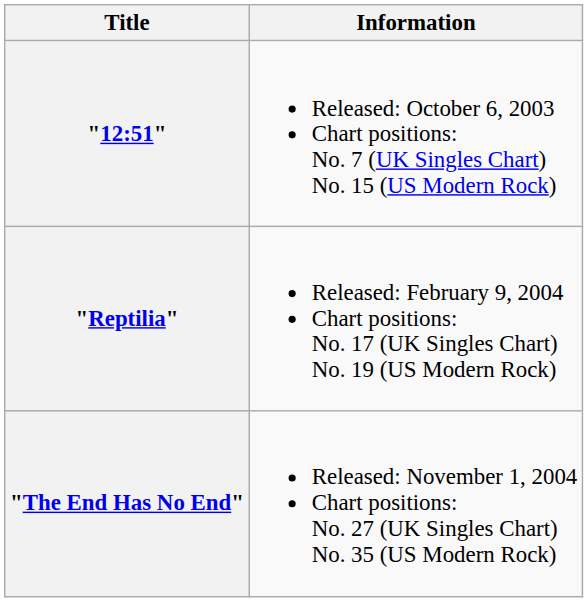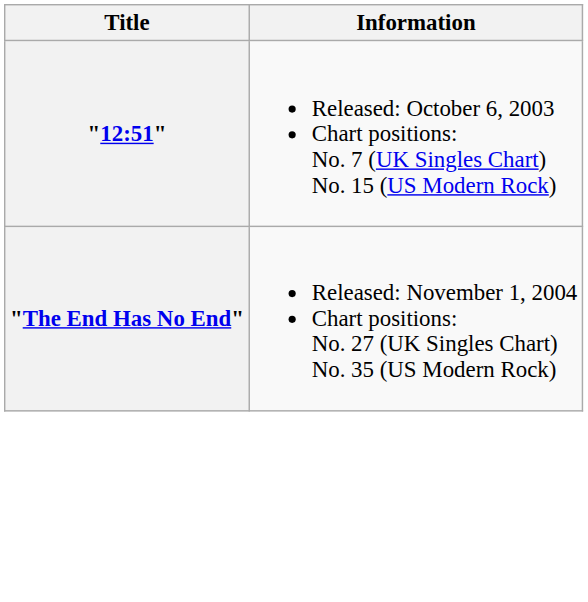- row: (127, 318)
